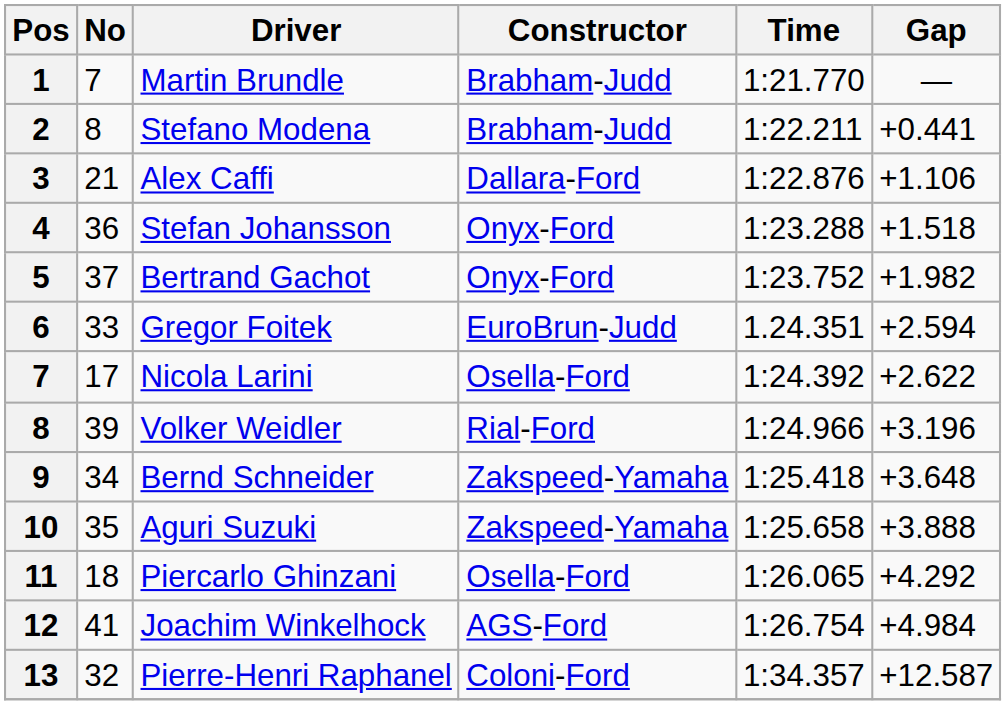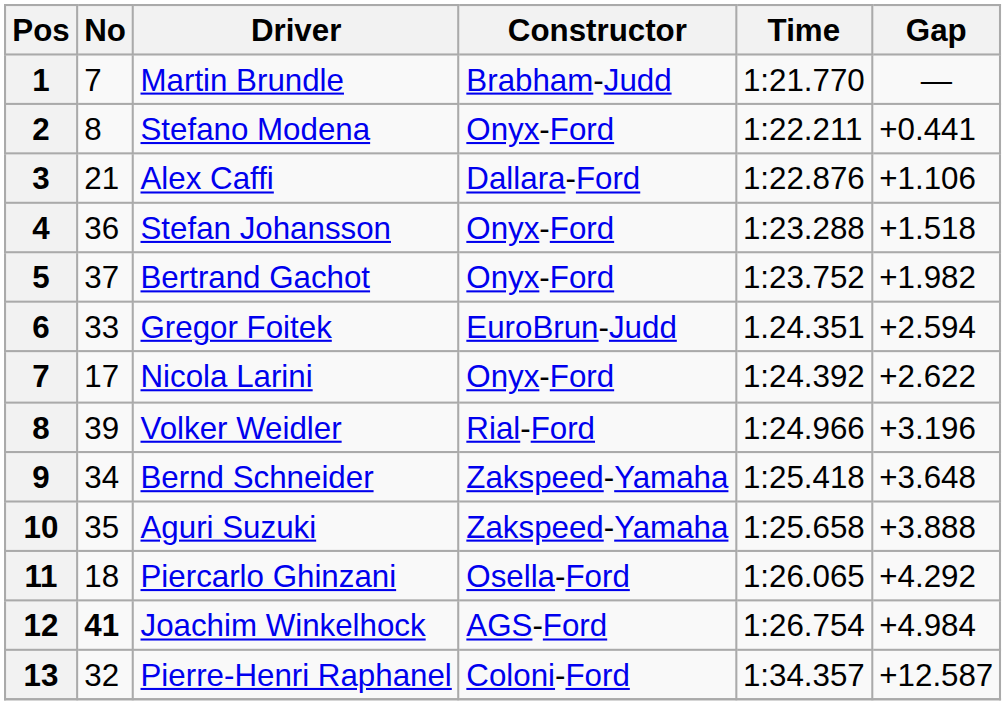(569, 129) Brabham-Judd -> (540, 129) Onyx-Ford
(548, 377) Osella-Ford -> (540, 377) Onyx-Ford
(102, 625) normal -> (102, 625) bold
